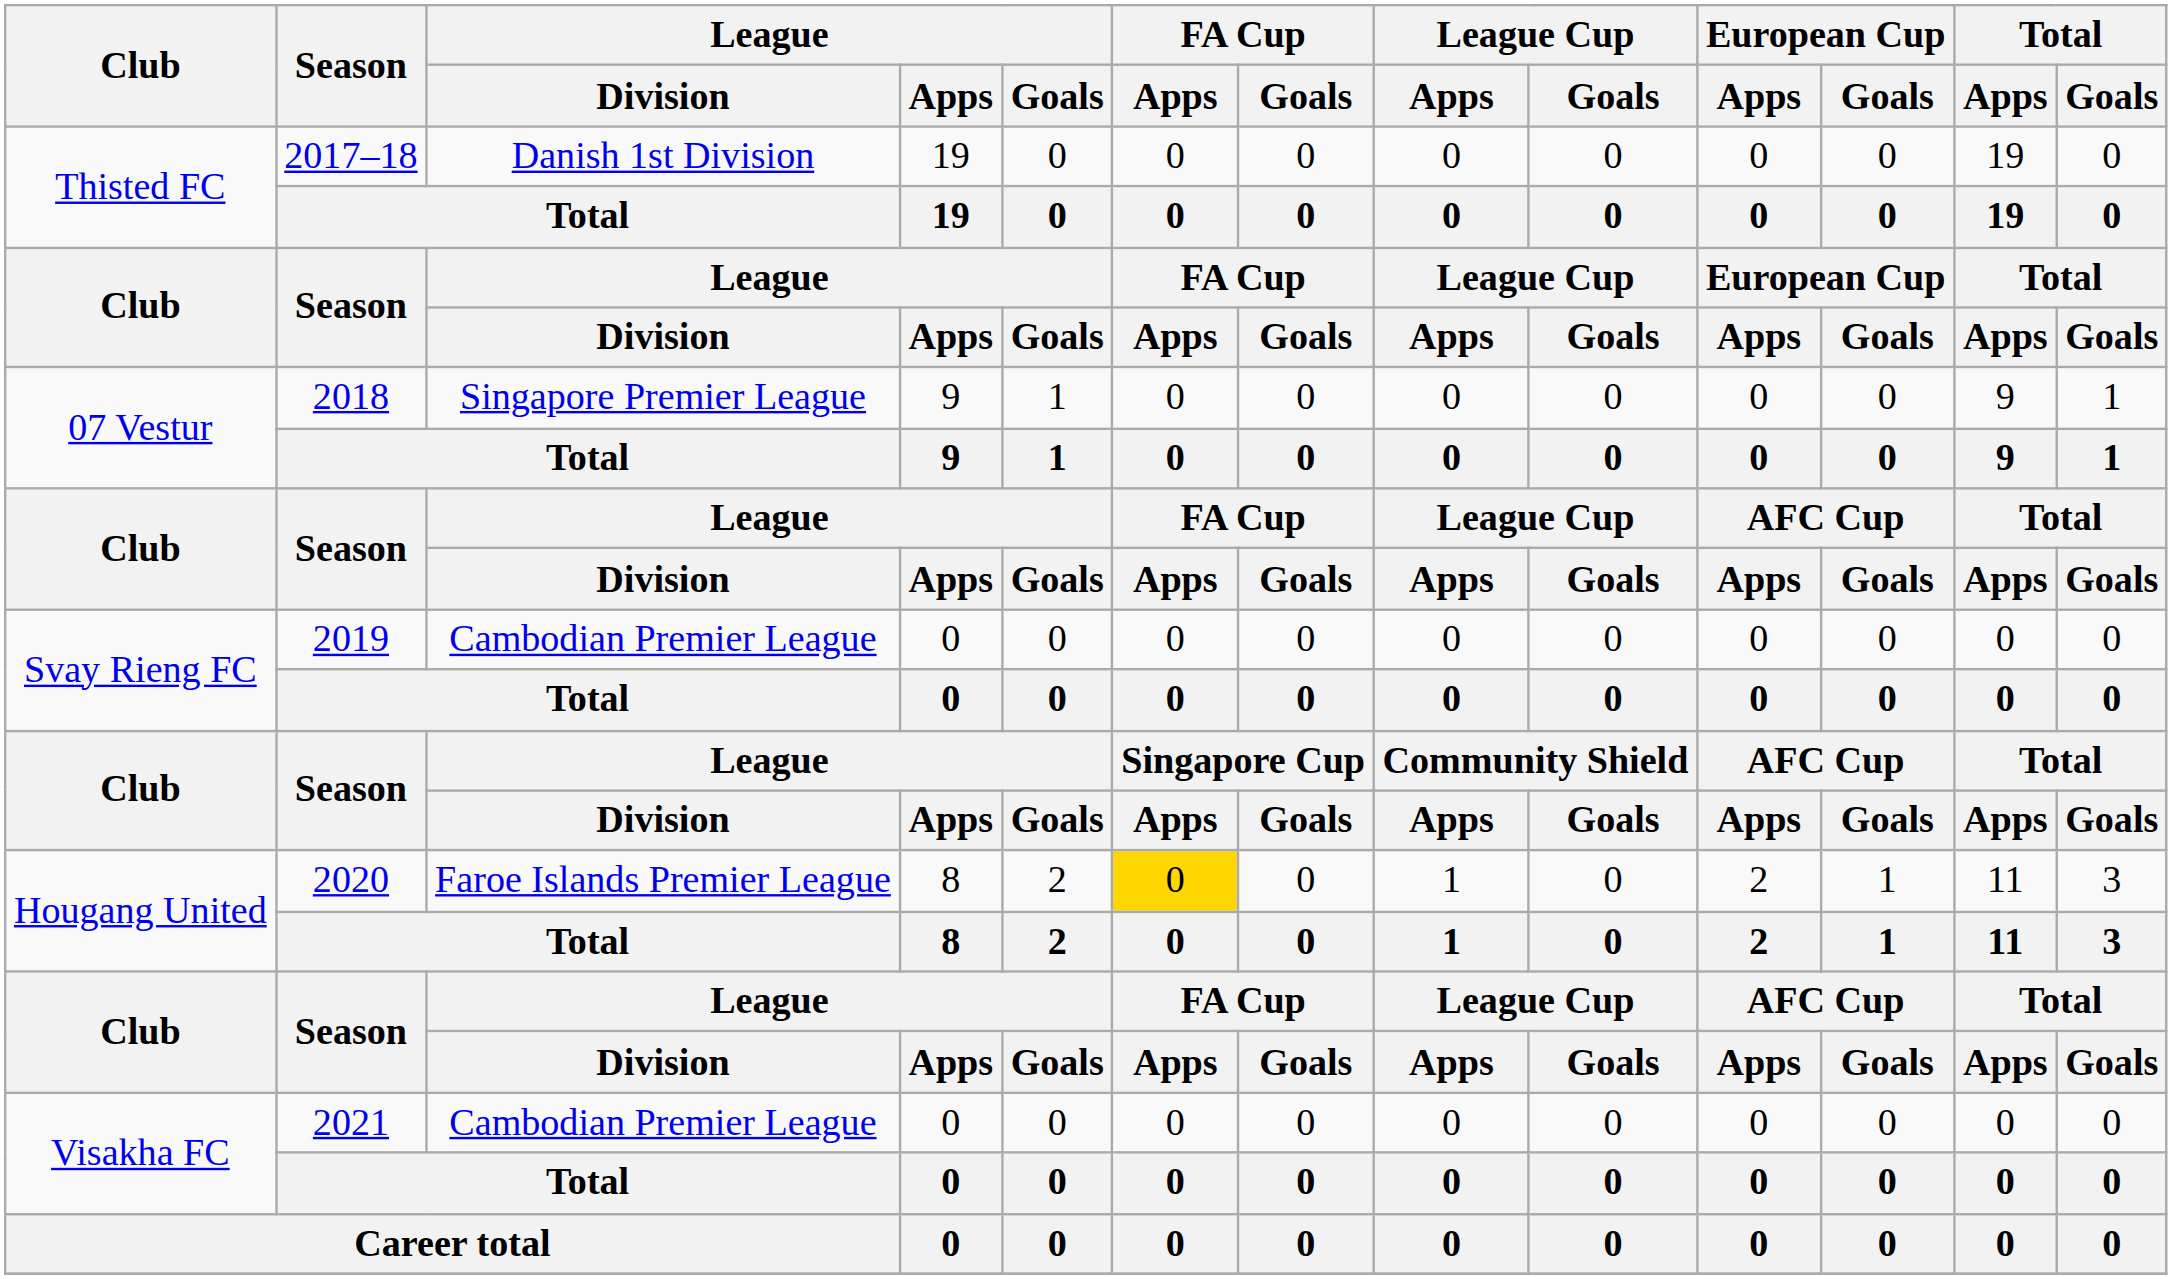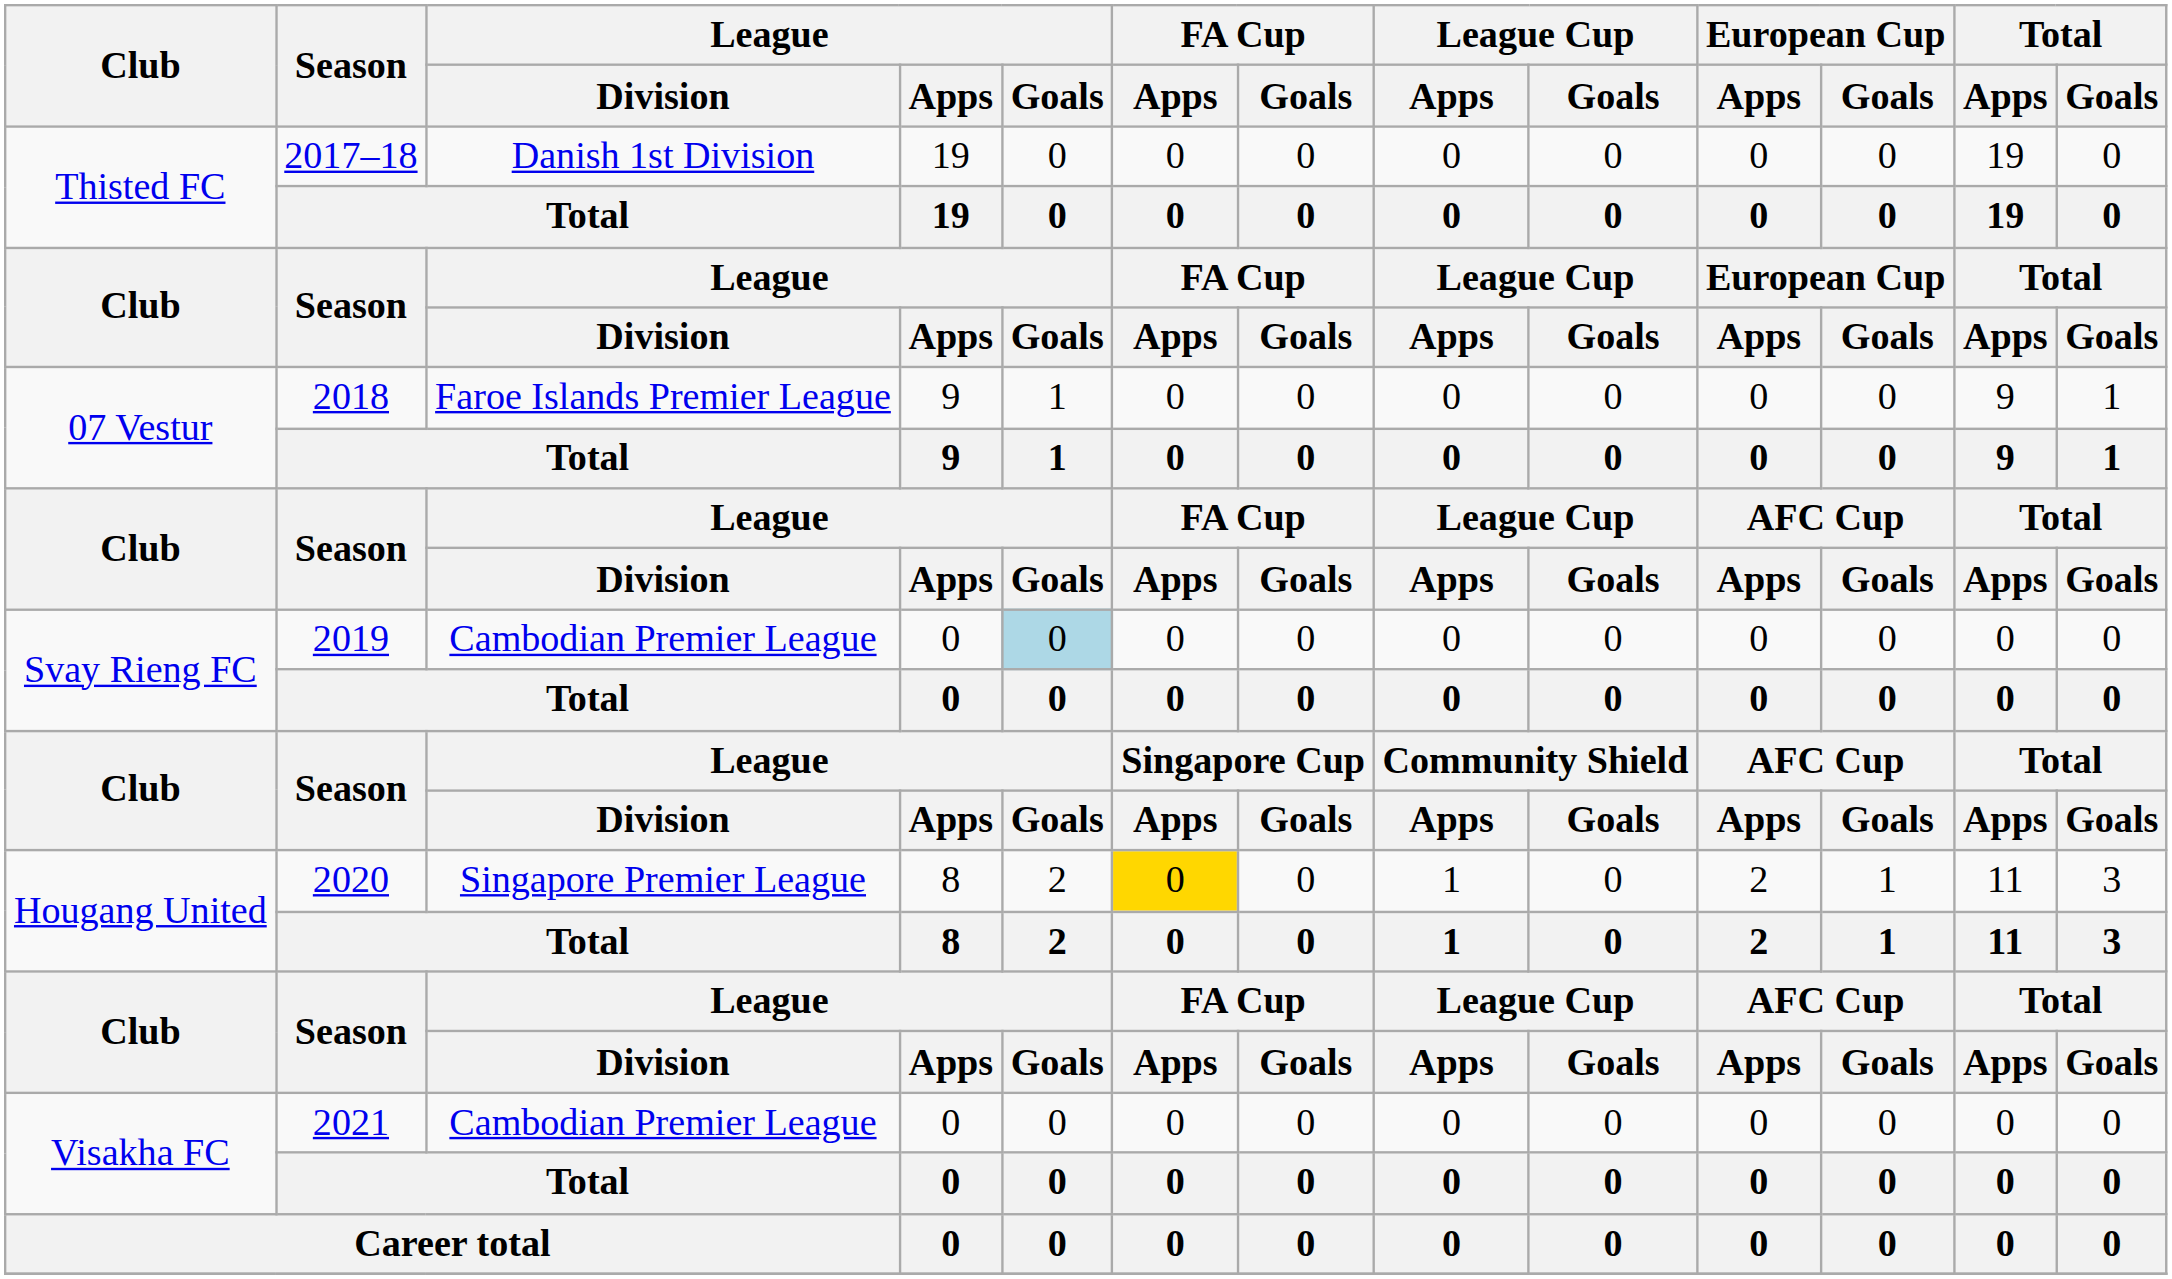(663, 397) Singapore Premier League -> (663, 397) Faroe Islands Premier League
(1057, 638) no background -> (1057, 638) lightblue background
(663, 880) Faroe Islands Premier League -> (663, 880) Singapore Premier League
